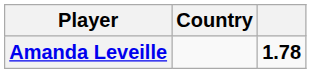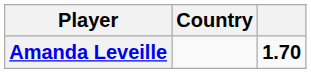(282, 52) 1.78 -> (282, 52) 1.70
